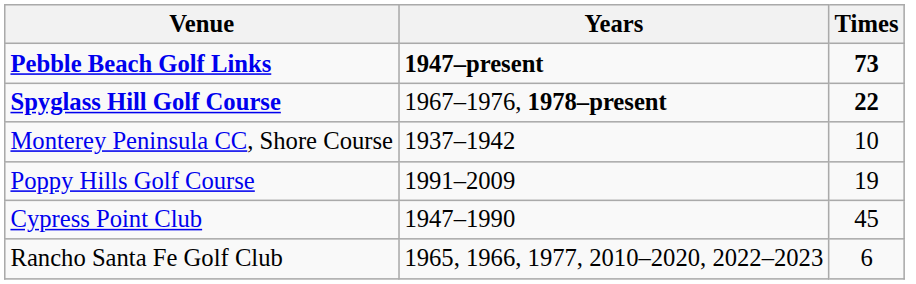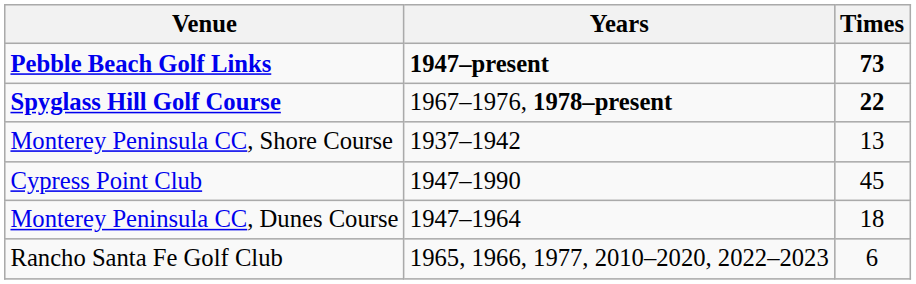(867, 141) 10 -> (872, 141) 13
- row: (133, 180)
+ row: (204, 219)
